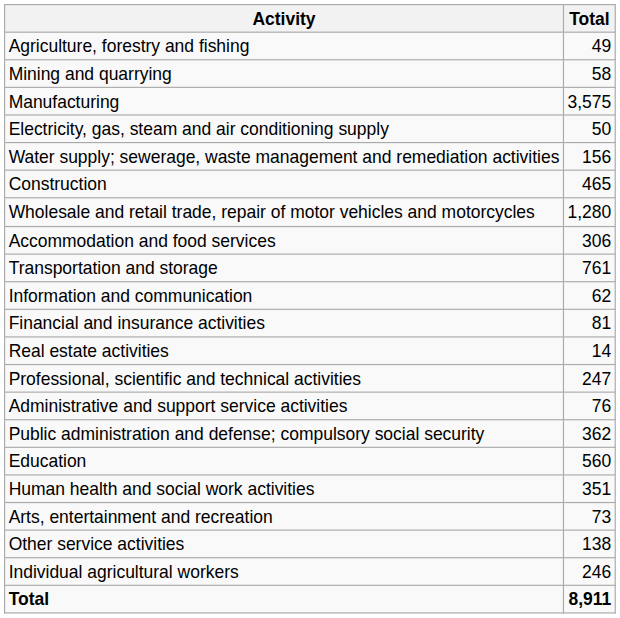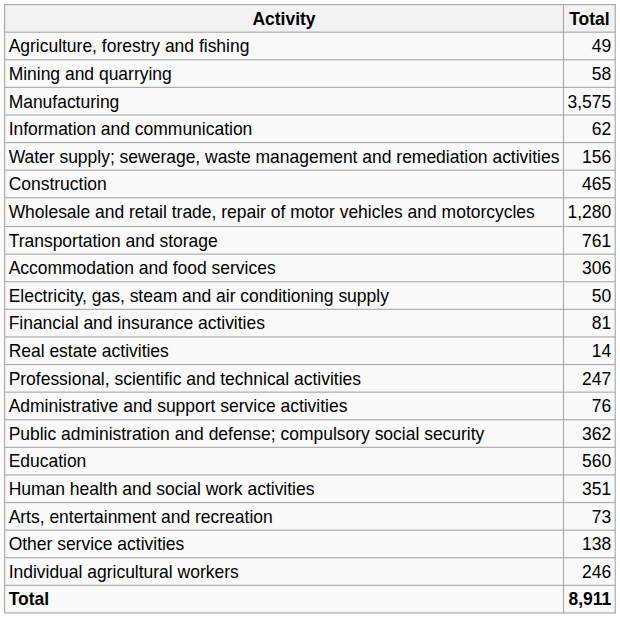rows swapped: (199, 129) <-> (130, 295)
rows swapped: (113, 268) <-> (142, 240)
